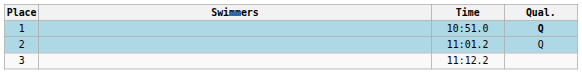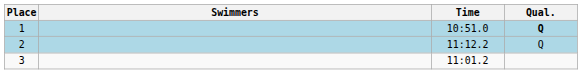(468, 45) 11:01.2 -> (468, 45) 11:12.2
(468, 61) 11:12.2 -> (468, 61) 11:01.2
